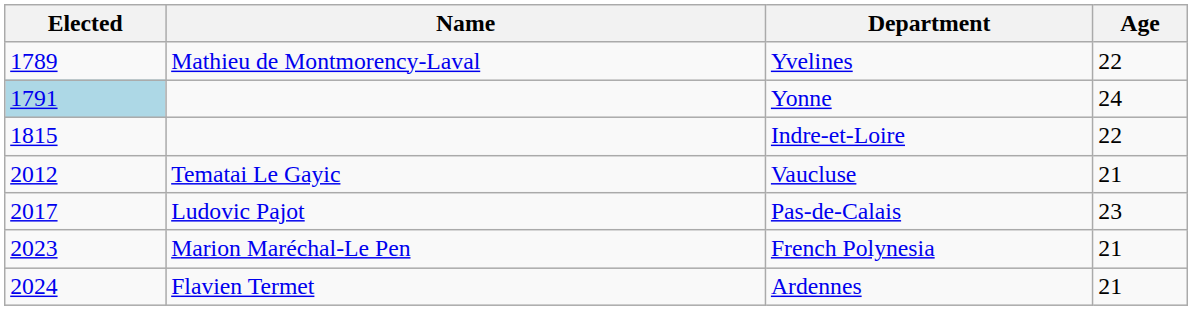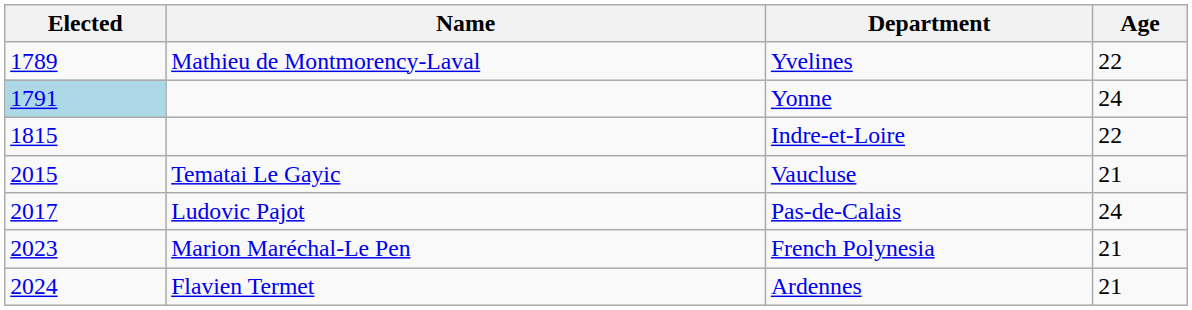(34, 173) 2012 -> (34, 173) 2015
(1110, 211) 23 -> (1110, 211) 24
